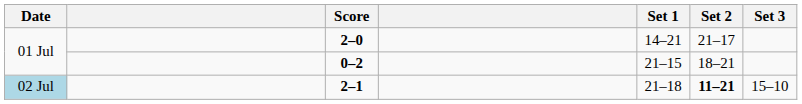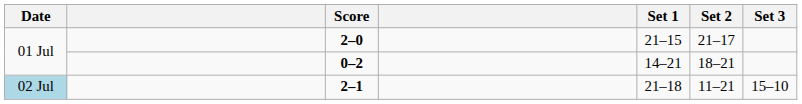(663, 39) 14–21 -> (663, 39) 21–15
(663, 63) 21–15 -> (663, 63) 14–21
(716, 87) bold -> (716, 87) normal
